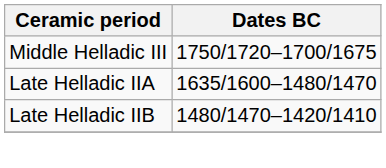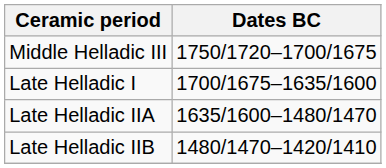+ row: (73, 83)
